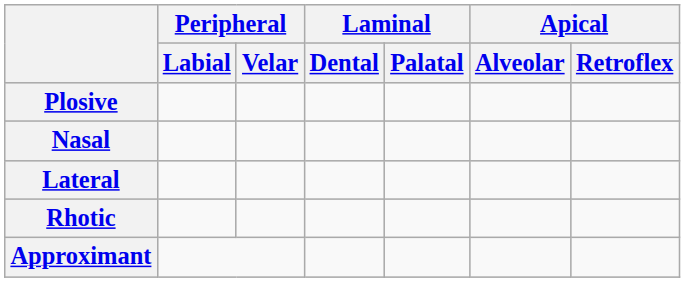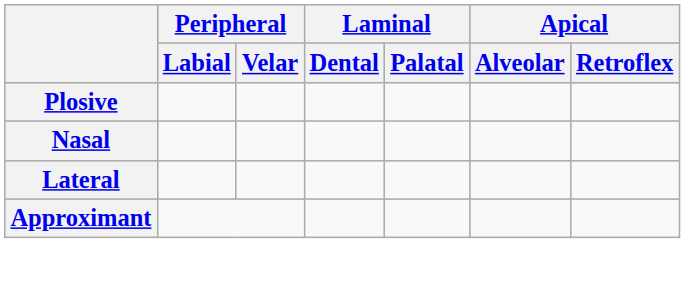- row: (81, 218)
